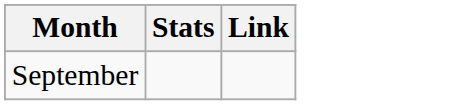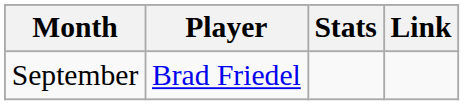+ column: (226, 27)
